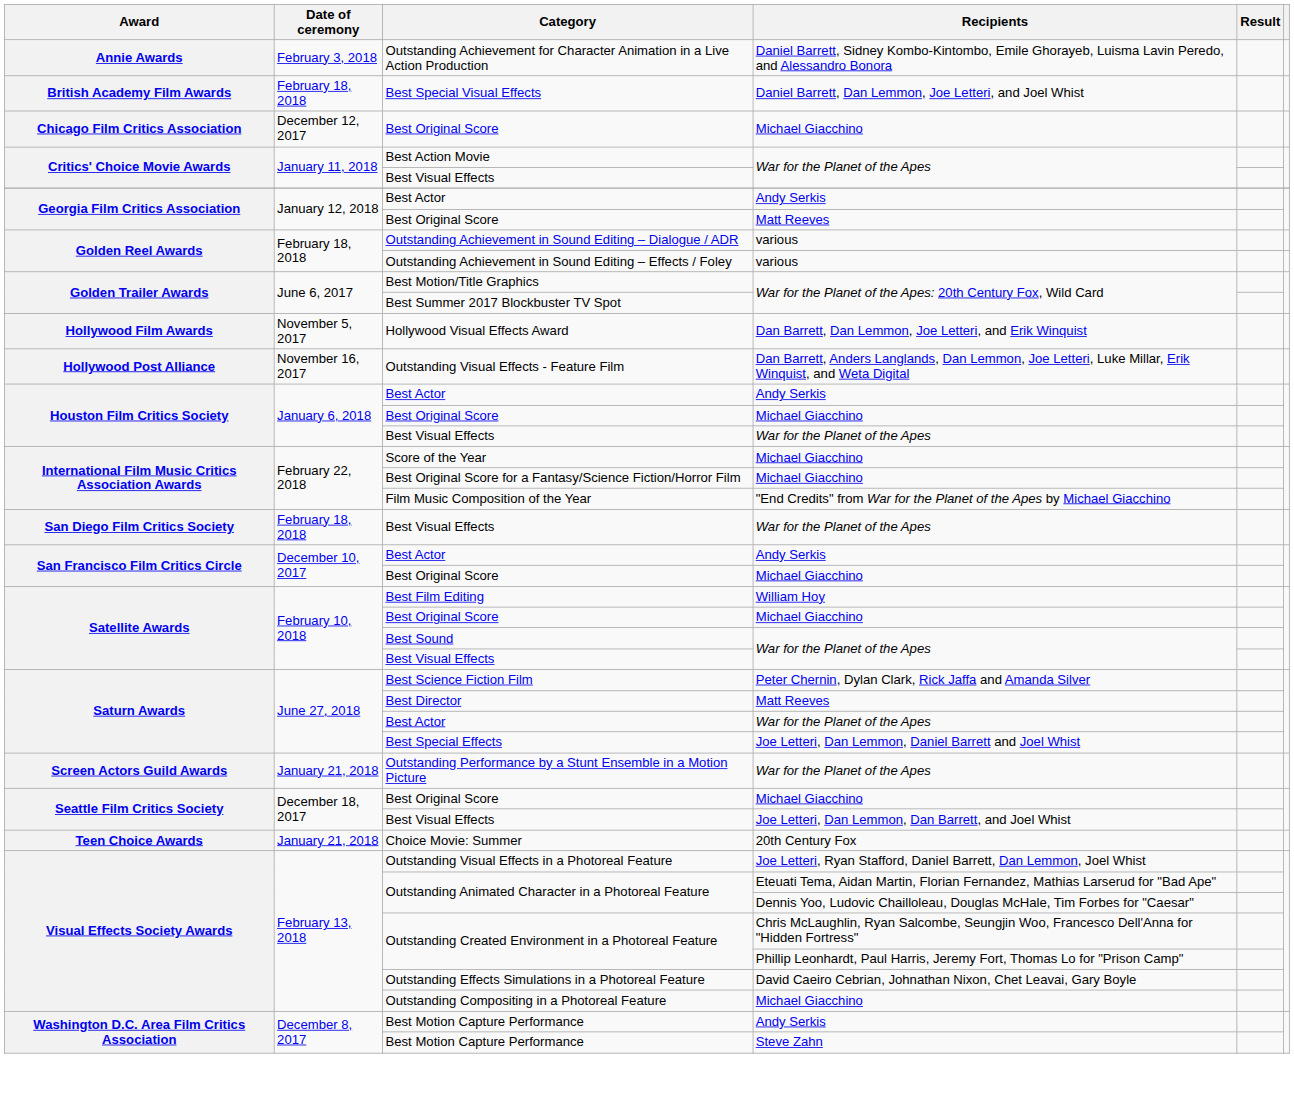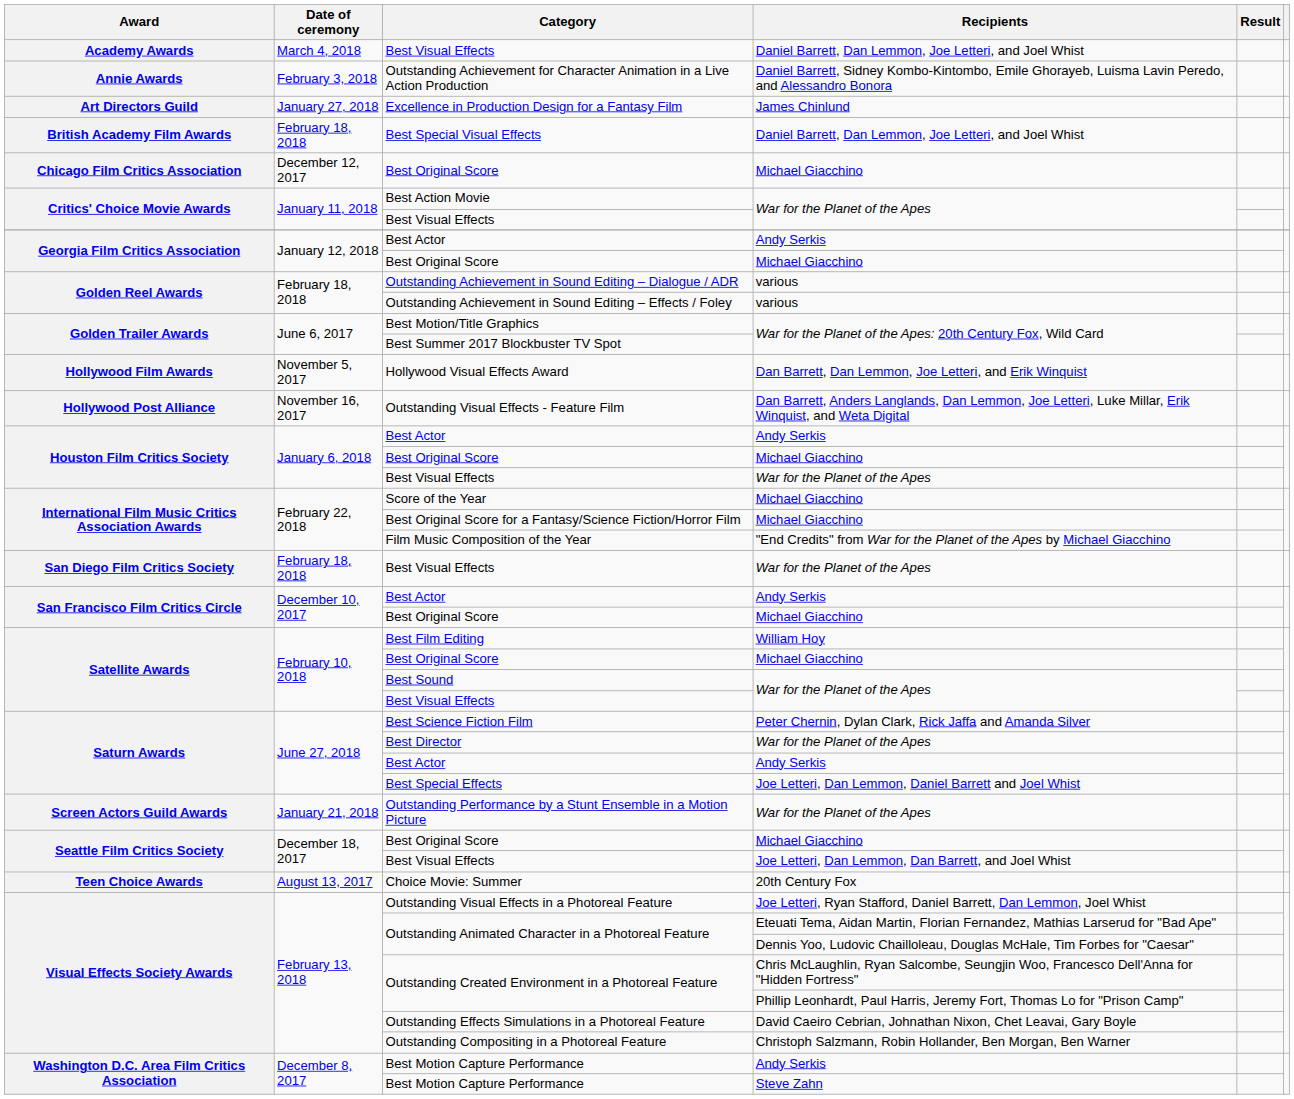+ row: (139, 50)
+ row: (139, 106)
(793, 219) Matt Reeves -> (809, 261) Michael Giacchino
(793, 700) Matt Reeves -> (843, 742) War for the Planet of the Apes
(843, 721) War for the Planet of the Apes -> (791, 763) Andy Serkis
(328, 840) January 21, 2018 -> (325, 882) August 13, 2017
(809, 1000) Michael Giacchino -> (943, 1042) Christoph Salzmann, Robin Hollander, Ben Morgan, Ben Warner
